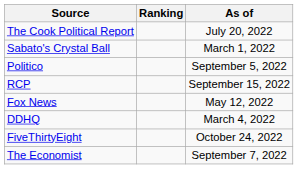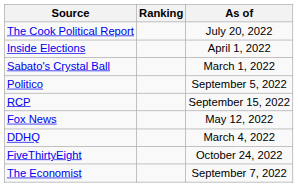+ row: (46, 48)
